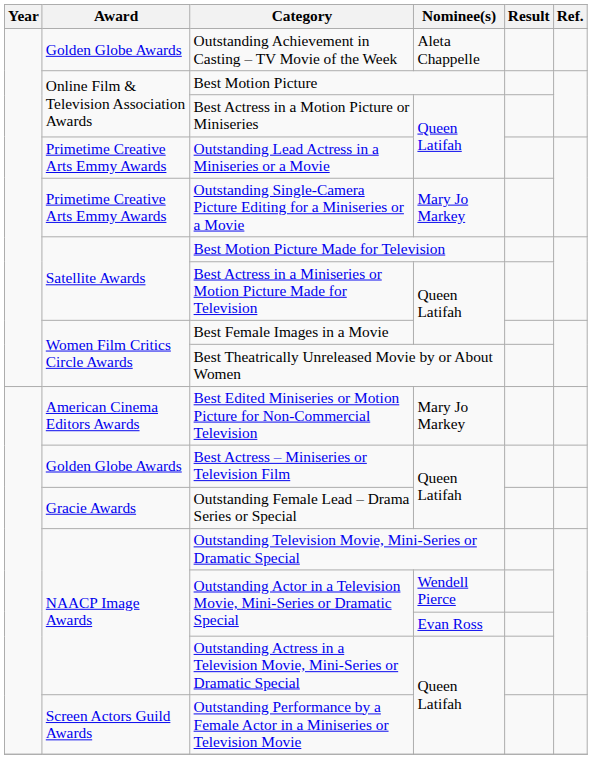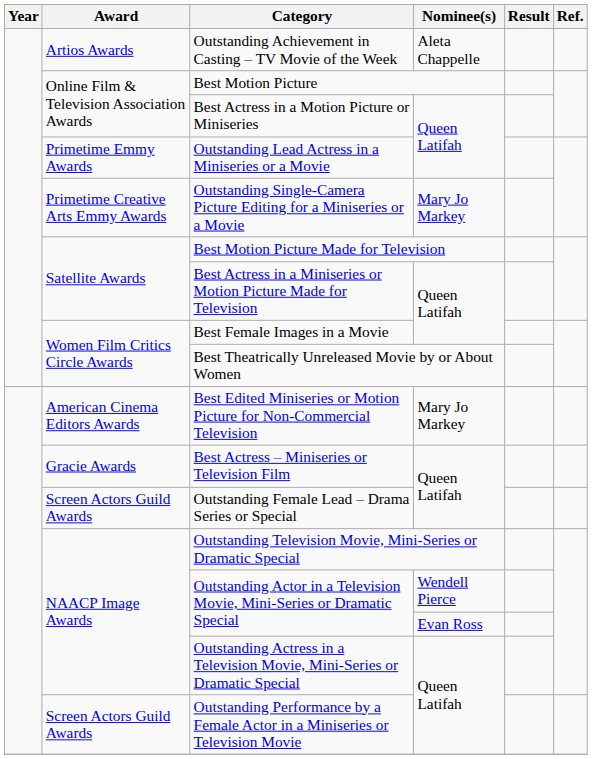(114, 49) Golden Globe Awards -> (90, 49) Artios Awards
(106, 157) Primetime Creative Arts Emmy Awards -> (100, 157) Primetime Emmy Awards
(114, 466) Golden Globe Awards -> (91, 466) Gracie Awards
(91, 507) Gracie Awards -> (108, 507) Screen Actors Guild Awards
